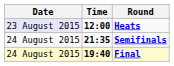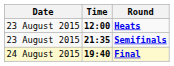(43, 26) lavender background -> (43, 26) no background
(43, 40) 24 August 2015 -> (43, 40) 23 August 2015
